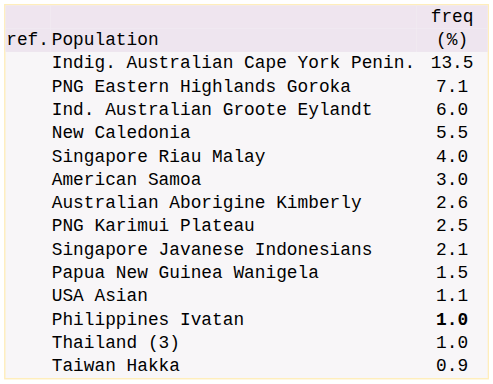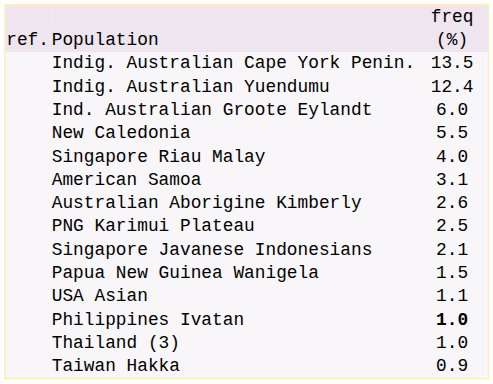+ row: (191, 87)
- row: (201, 87)
(452, 180) 3.0 -> (452, 180) 3.1
